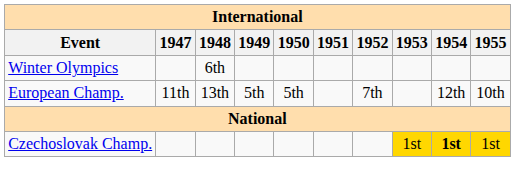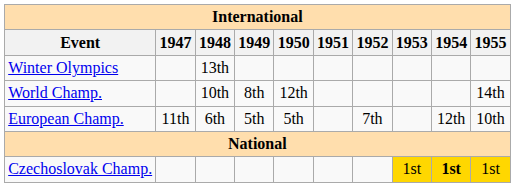(215, 67) 6th -> (215, 67) 13th
+ row: (55, 93)
(215, 93) 13th -> (215, 118) 6th
